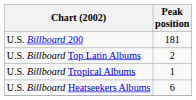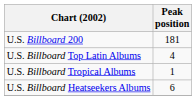(172, 55) 2 -> (172, 55) 4
